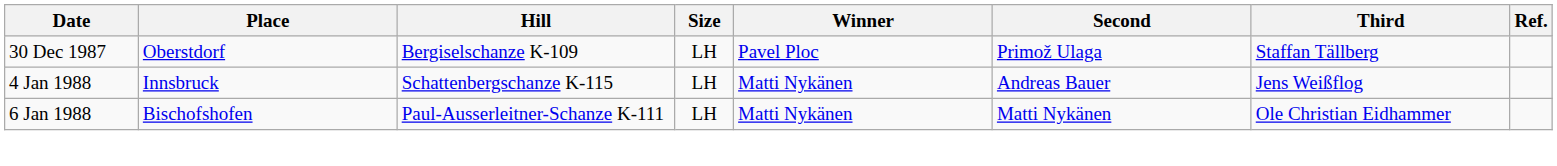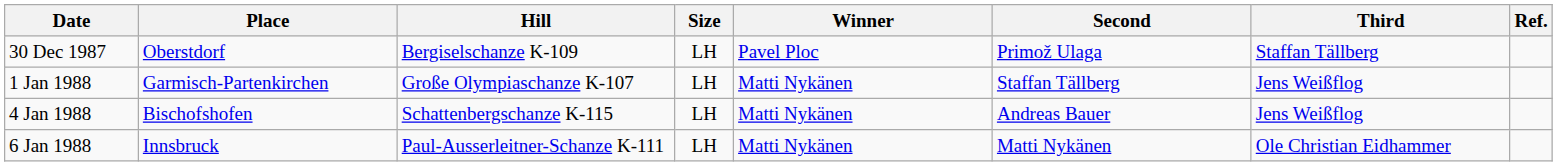+ row: (50, 83)
(181, 83) Innsbruck -> (198, 114) Bischofshofen
(198, 114) Bischofshofen -> (181, 145) Innsbruck
